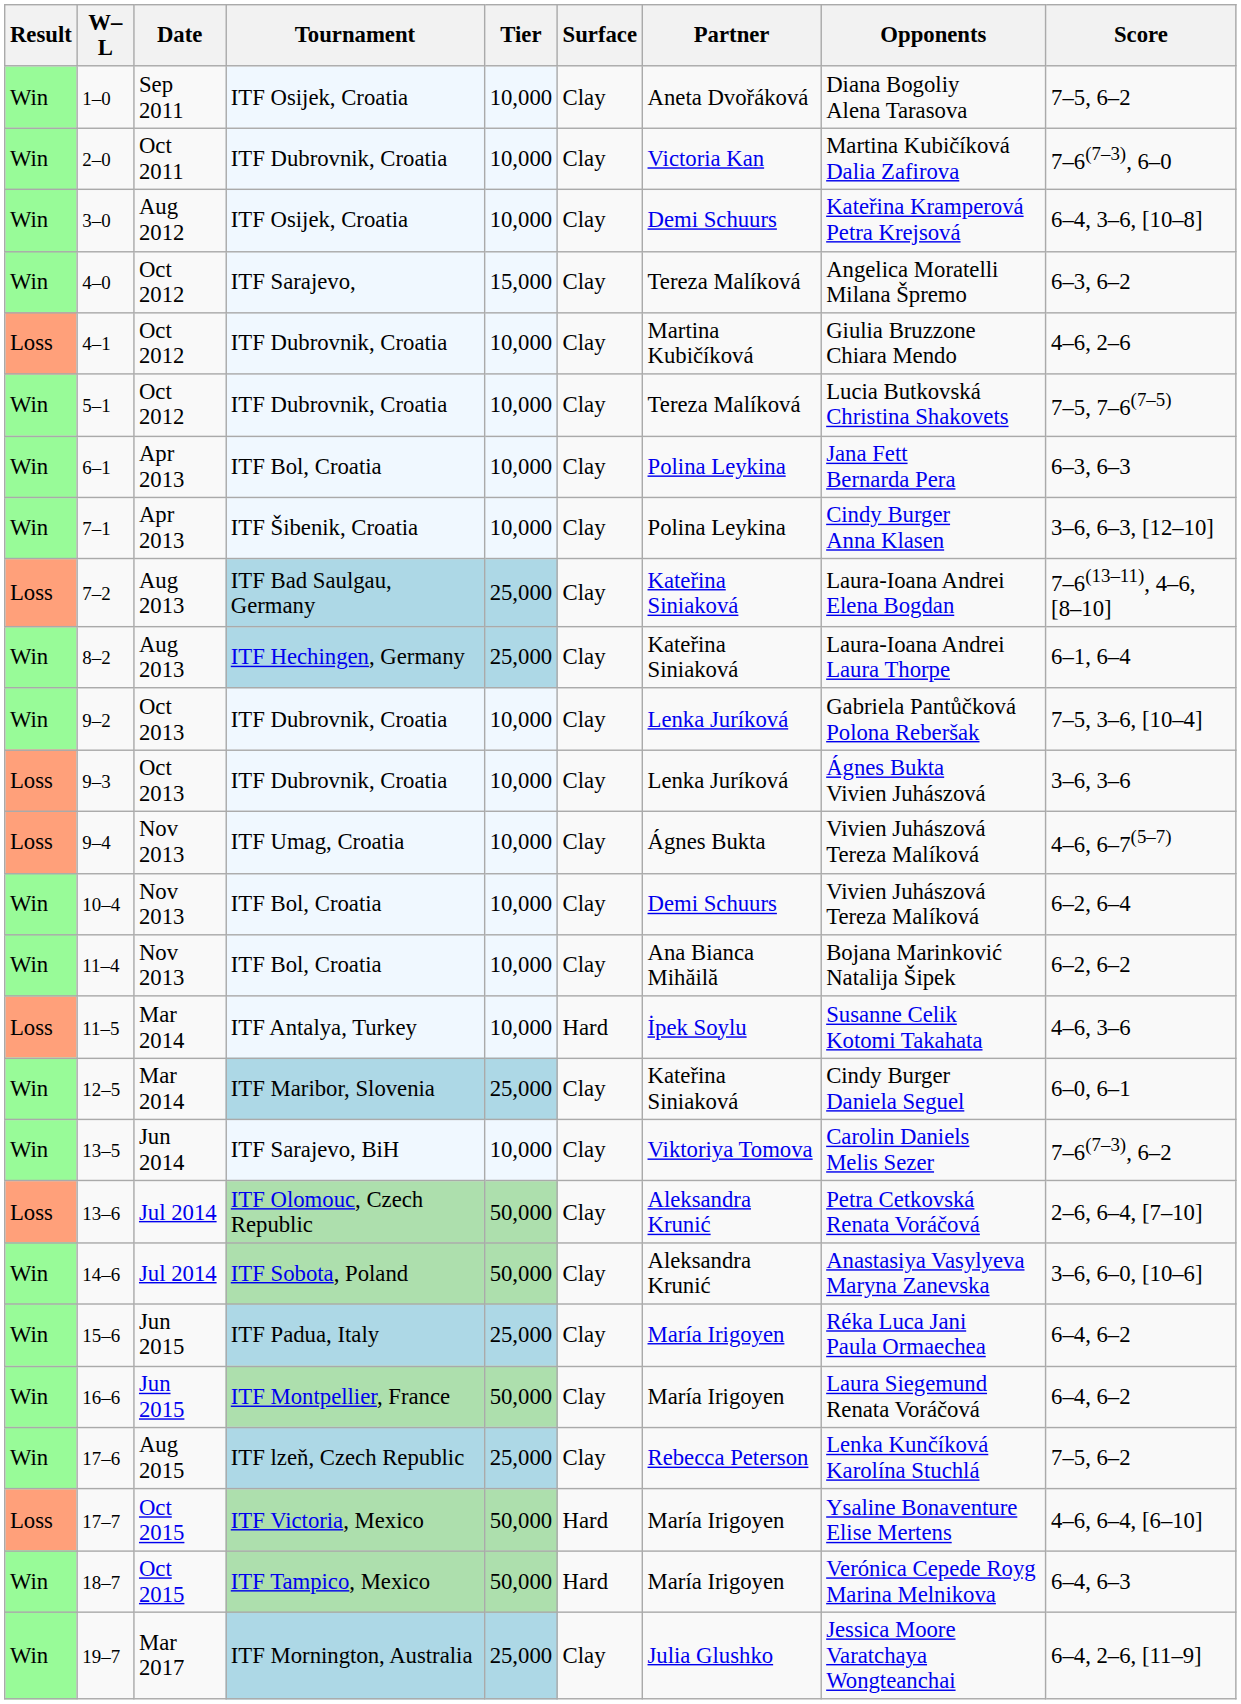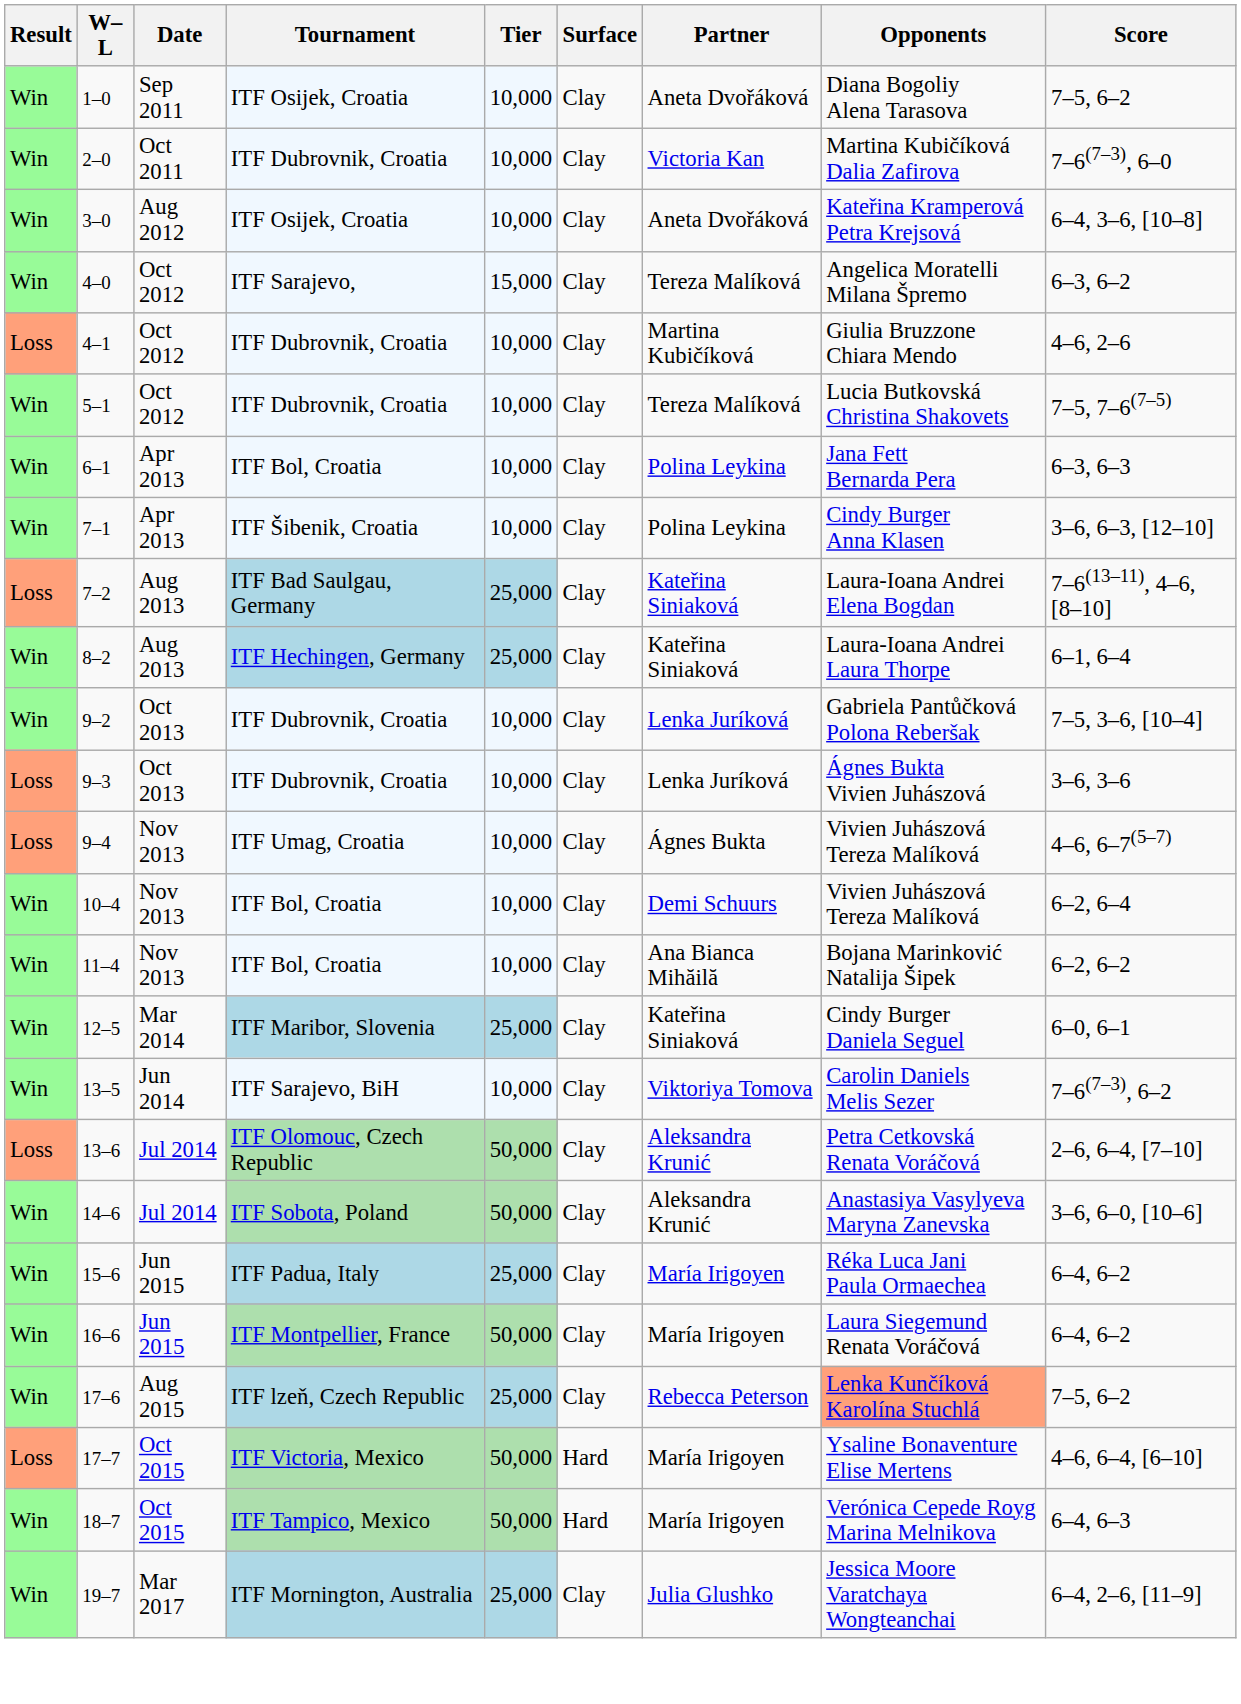(712, 220) Demi Schuurs -> (728, 220) Aneta Dvořáková
- row: (101, 1028)
(907, 1458) no background -> (907, 1396) lightsalmon background
